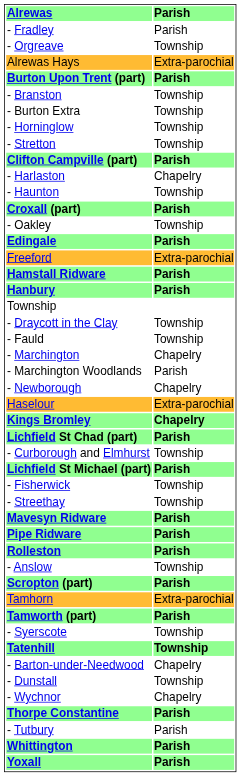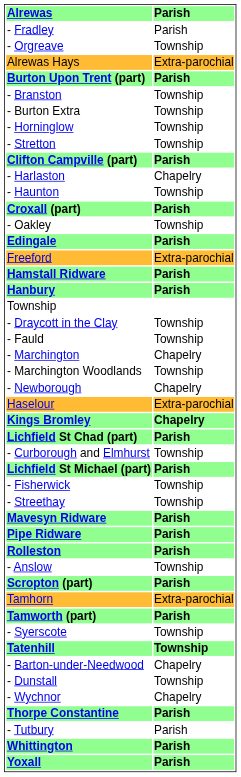(171, 371) Parish -> (179, 371) Township
